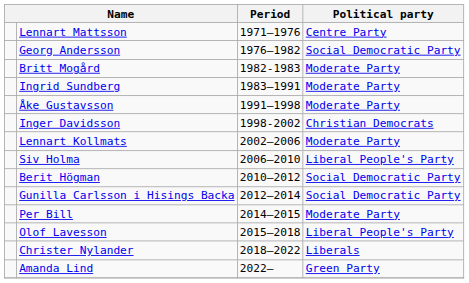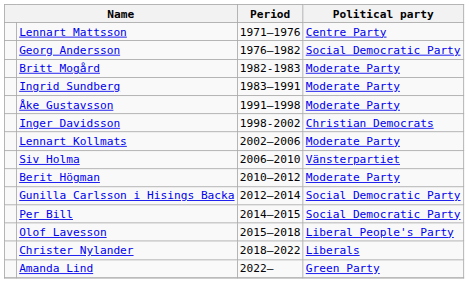(380, 159) Liberal People's Party -> (353, 159) Vänsterpartiet
(383, 178) Social Democratic Party -> (353, 178) Moderate Party
(353, 214) Moderate Party -> (383, 214) Social Democratic Party
